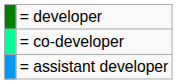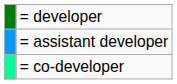rows swapped: (72, 41) <-> (94, 66)
